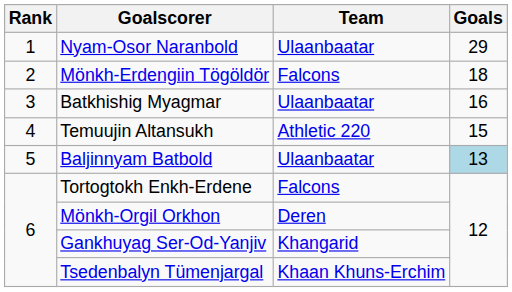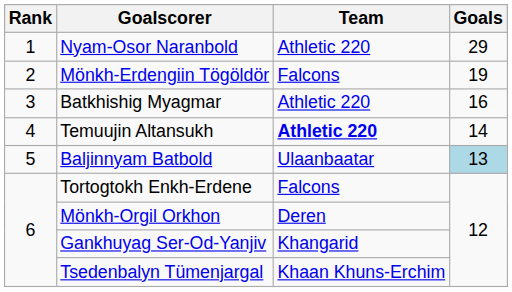(326, 46) Ulaanbaatar -> (324, 46) Athletic 220
(478, 74) 18 -> (478, 74) 19
(326, 103) Ulaanbaatar -> (324, 103) Athletic 220
(324, 131) normal -> (327, 131) bold
(478, 131) 15 -> (478, 131) 14
